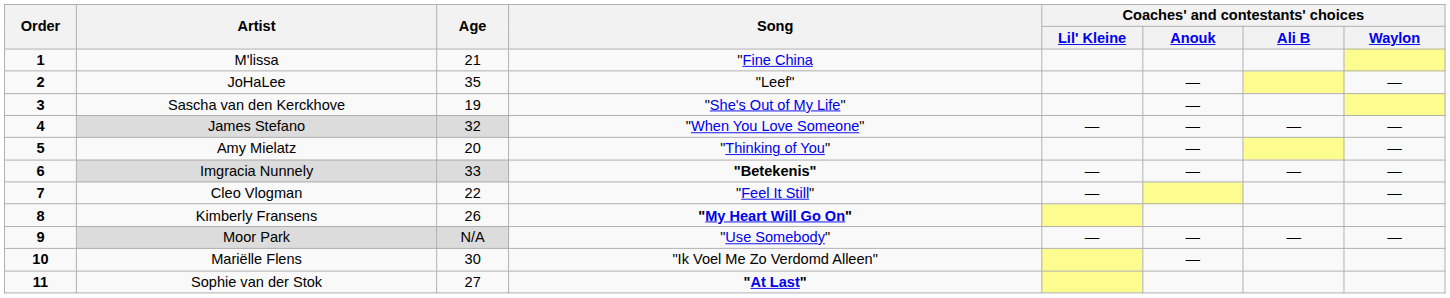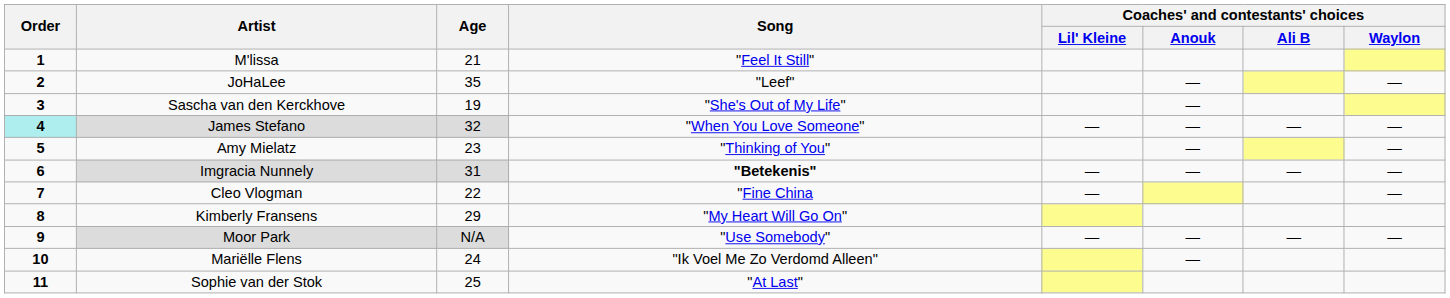(775, 60) "Fine China -> (775, 60) "Feel It Still"
(40, 126) no background -> (40, 126) paleturquoise background
(473, 149) 20 -> (473, 149) 23
(473, 171) 33 -> (473, 171) 31
(775, 193) "Feel It Still" -> (775, 193) "Fine China
(473, 215) 26 -> (473, 215) 29
(775, 215) bold -> (775, 215) normal
(473, 260) 30 -> (473, 260) 24
(473, 282) 27 -> (473, 282) 25
(775, 282) bold -> (775, 282) normal
